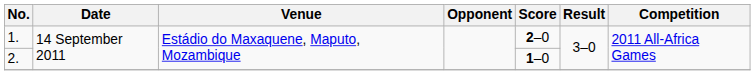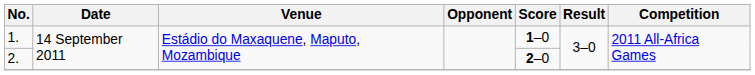(538, 37) 2–0 -> (538, 37) 1–0
(538, 59) 1–0 -> (538, 59) 2–0
